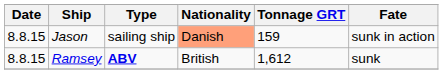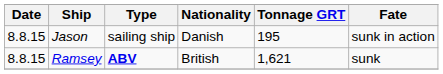(203, 36) lightsalmon background -> (203, 36) no background
(268, 36) 159 -> (268, 36) 195
(274, 58) 1,612 -> (274, 58) 1,621
